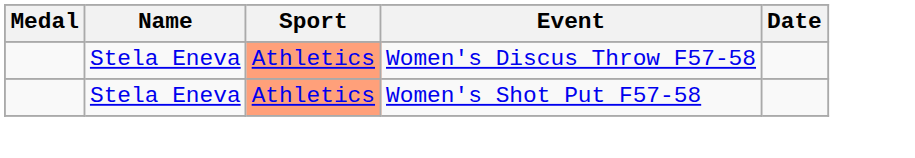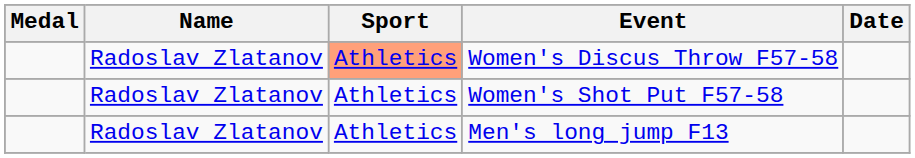(165, 61) Stela Eneva -> (206, 61) Radoslav Zlatanov
(165, 97) Stela Eneva -> (206, 97) Radoslav Zlatanov
(313, 97) lightsalmon background -> (396, 97) no background
+ row: (598, 134)
